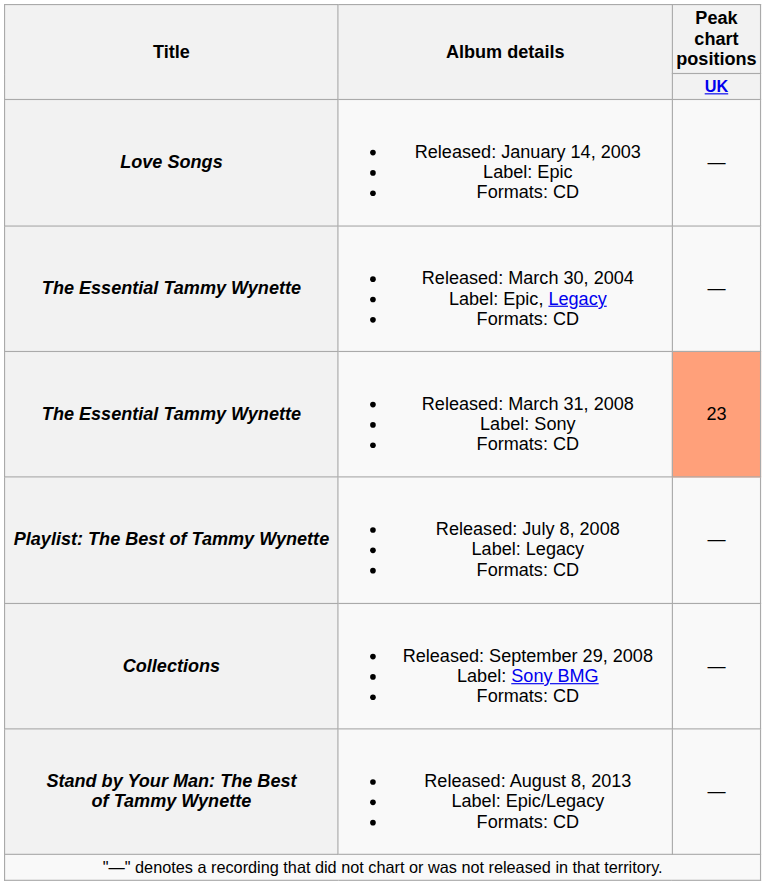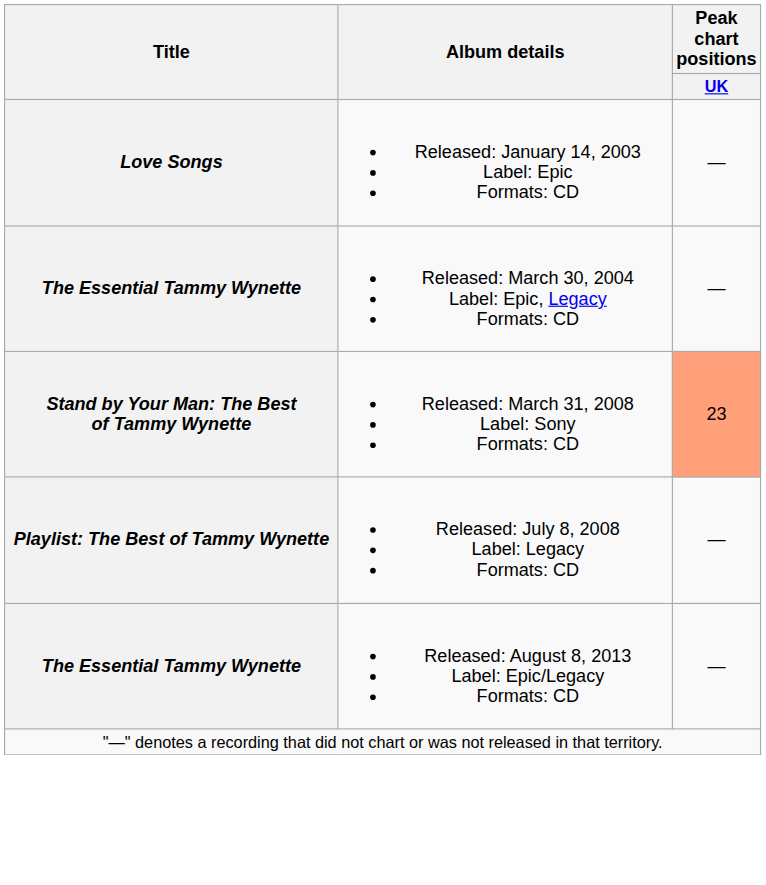(171, 414) The Essential Tammy Wynette -> (171, 414) Stand by Your Man: The Best of Tammy Wynette
- row: (505, 676)
(171, 791) Stand by Your Man: The Best of Tammy Wynette -> (171, 665) The Essential Tammy Wynette
